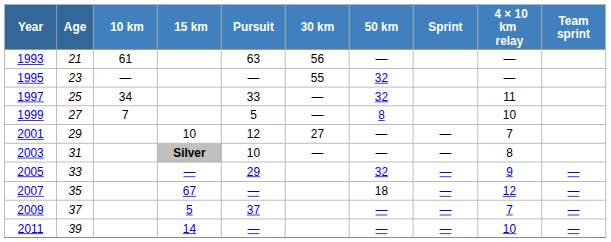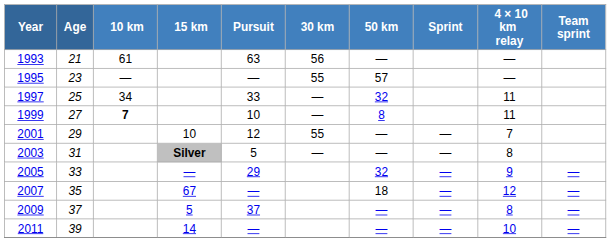(381, 78) 32 -> (381, 78) 57
(125, 116) normal -> (125, 116) bold
(253, 116) 5 -> (253, 116) 10
(509, 116) 10 -> (509, 116) 11
(317, 134) 27 -> (317, 134) 55
(253, 153) 10 -> (253, 153) 5
(509, 209) 7 -> (509, 209) 8
